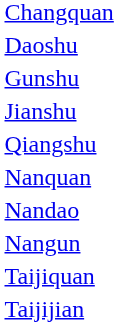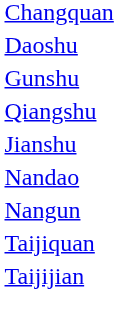rows swapped: (40, 110) <-> (50, 143)
- row: (48, 176)
